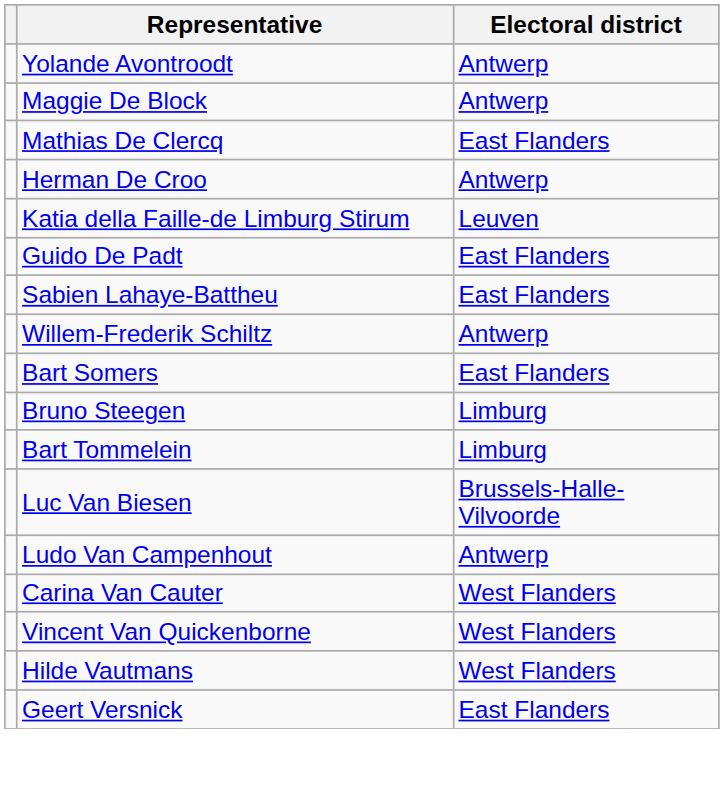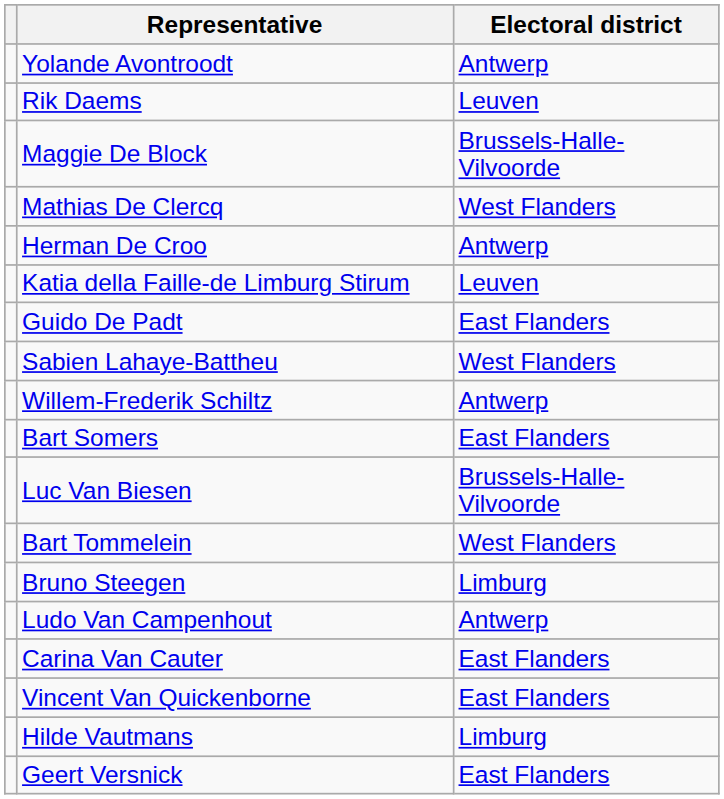+ row: (82, 102)
(503, 102) Antwerp -> (541, 154) Brussels-Halle-Vilvoorde
(534, 141) East Flanders -> (537, 206) West Flanders
(534, 295) East Flanders -> (537, 361) West Flanders
rows swapped: (104, 411) <-> (107, 502)
(503, 450) Limburg -> (537, 543) West Flanders
(537, 593) West Flanders -> (534, 659) East Flanders
(537, 632) West Flanders -> (534, 698) East Flanders
(537, 671) West Flanders -> (503, 736) Limburg
